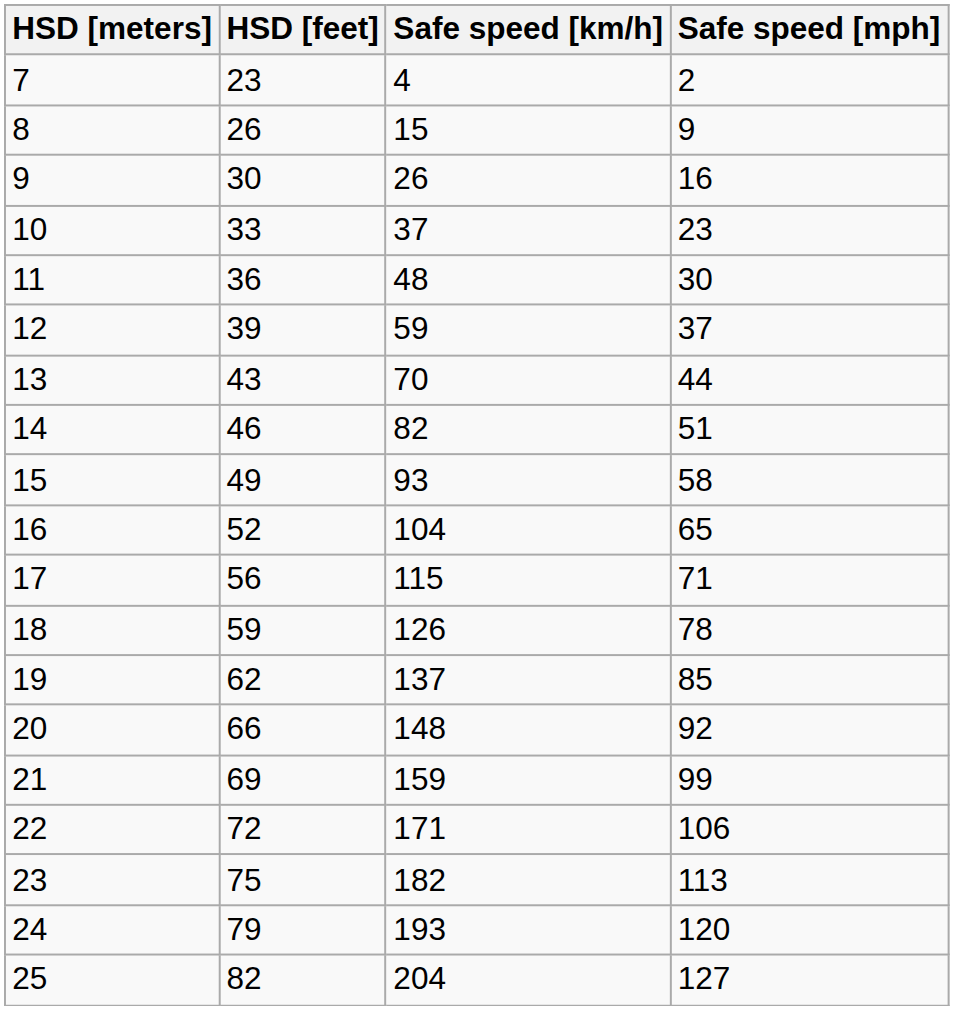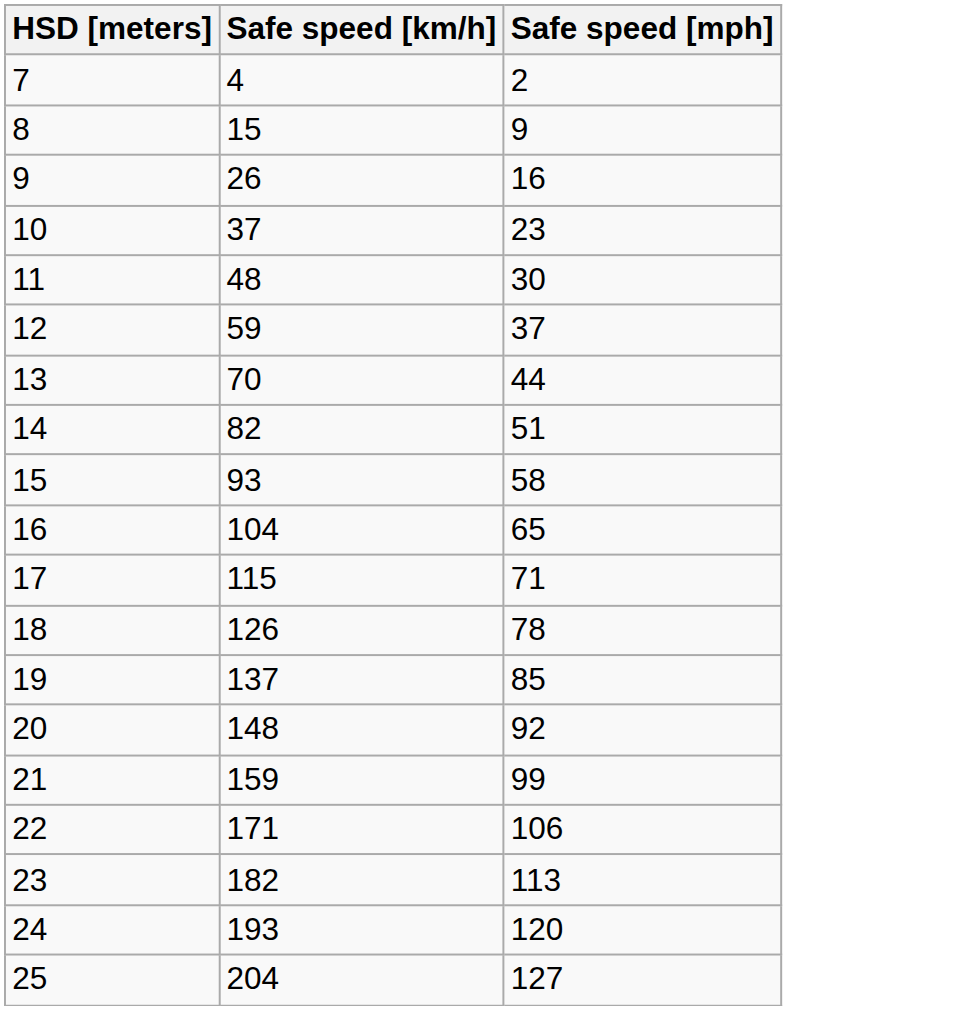- column: (303, 29)
